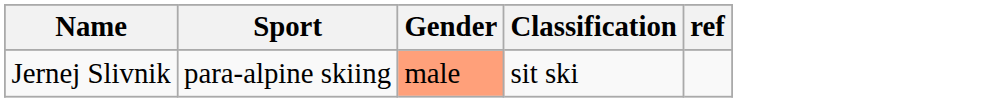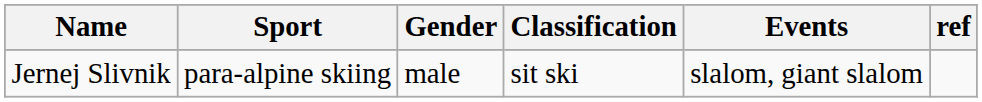+ column: (807, 27)
(432, 73) lightsalmon background -> (432, 73) no background
